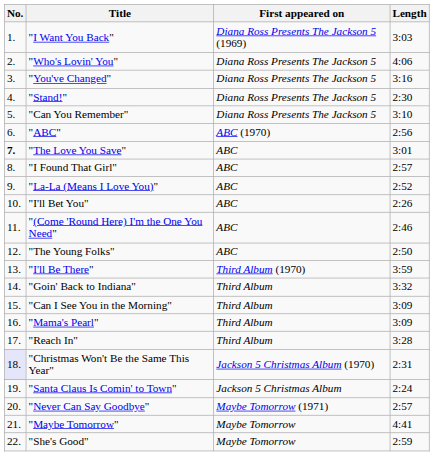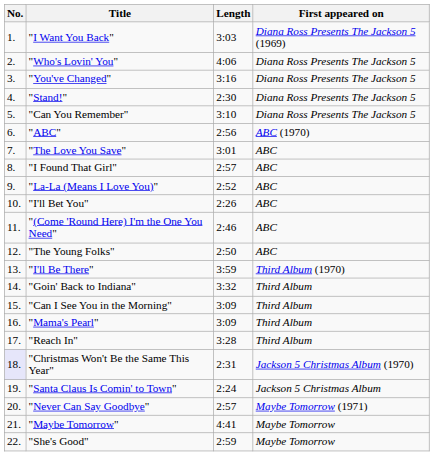columns swapped: (410, 13) <-> (302, 13)
(11, 150) bold -> (11, 150) normal
